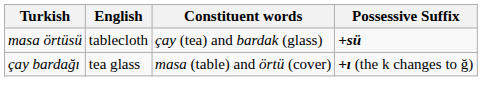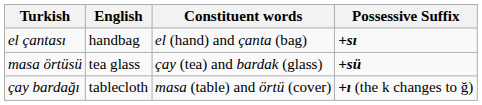+ row: (37, 40)
(118, 40) tablecloth -> (115, 64) tea glass
(115, 64) tea glass -> (118, 87) tablecloth
